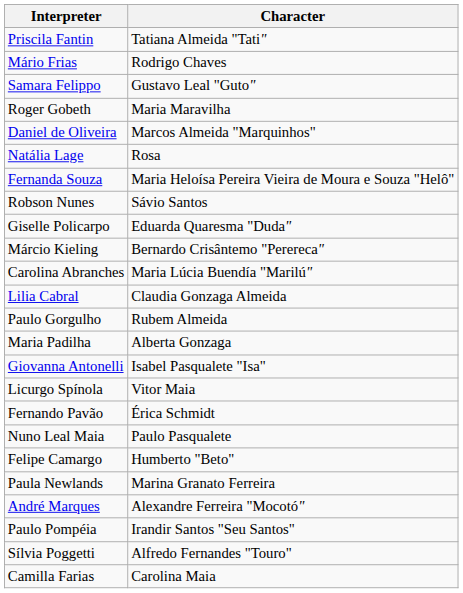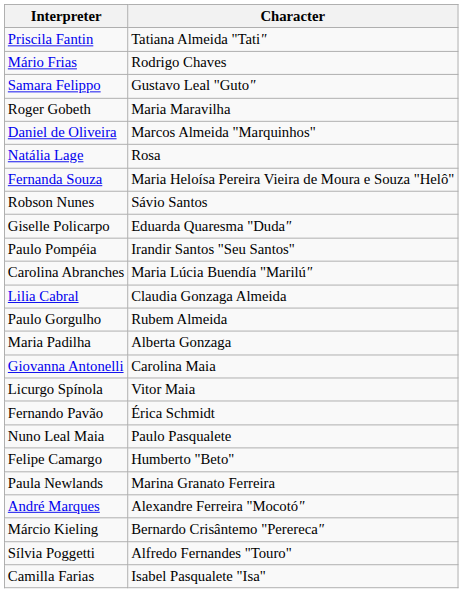rows swapped: (53, 249) <-> (52, 529)
(198, 366) Isabel Pasqualete "Isa" -> (173, 366) Carolina Maia
(173, 576) Carolina Maia -> (198, 576) Isabel Pasqualete "Isa"
